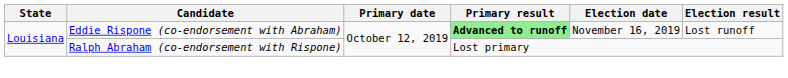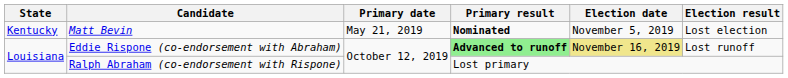+ row: (101, 30)
(626, 30) no background -> (626, 47) khaki background
